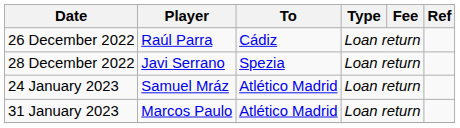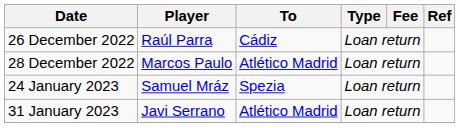(183, 63) Javi Serrano -> (187, 63) Marcos Paulo
(262, 63) Spezia -> (288, 63) Atlético Madrid
(288, 87) Atlético Madrid -> (262, 87) Spezia
(187, 110) Marcos Paulo -> (183, 110) Javi Serrano
